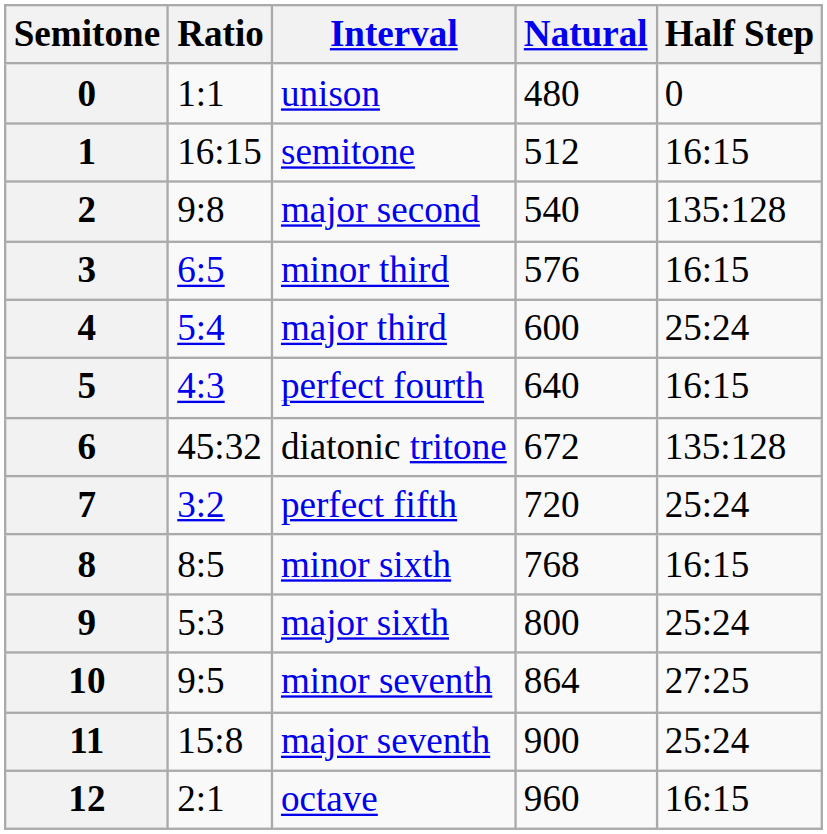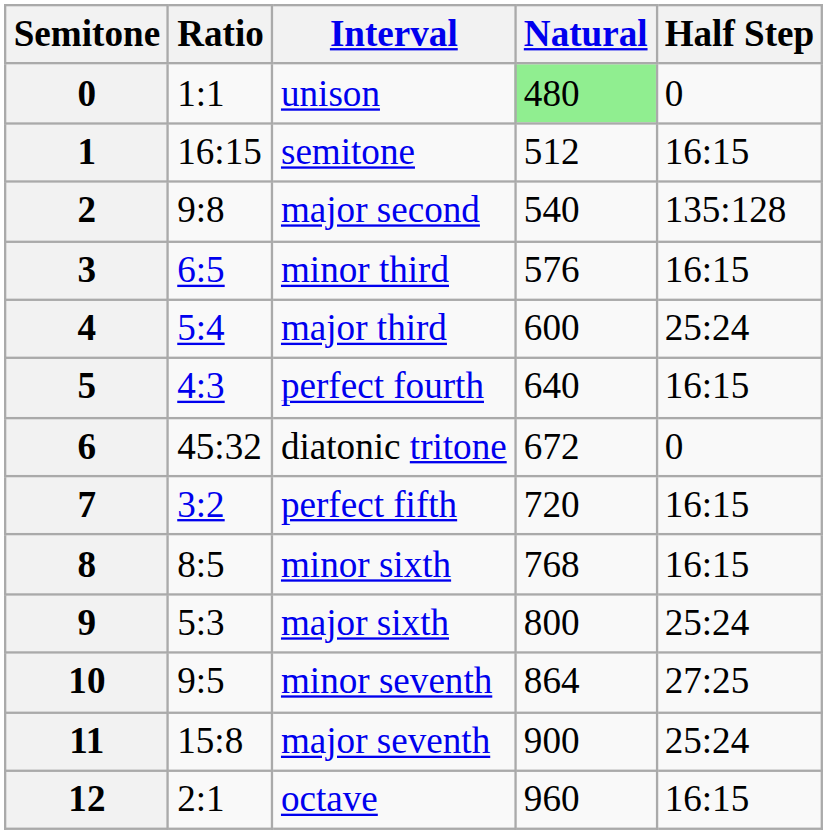(552, 92) no background -> (552, 92) lightgreen background
(726, 446) 135:128 -> (674, 446) 0
(707, 504) 25:24 -> (707, 504) 16:15
